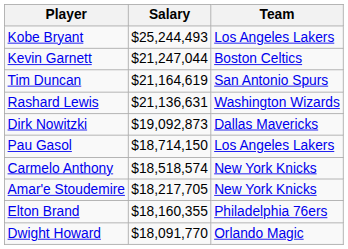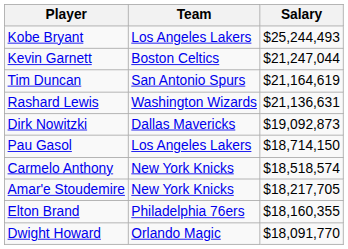columns swapped: (170, 15) <-> (277, 15)
